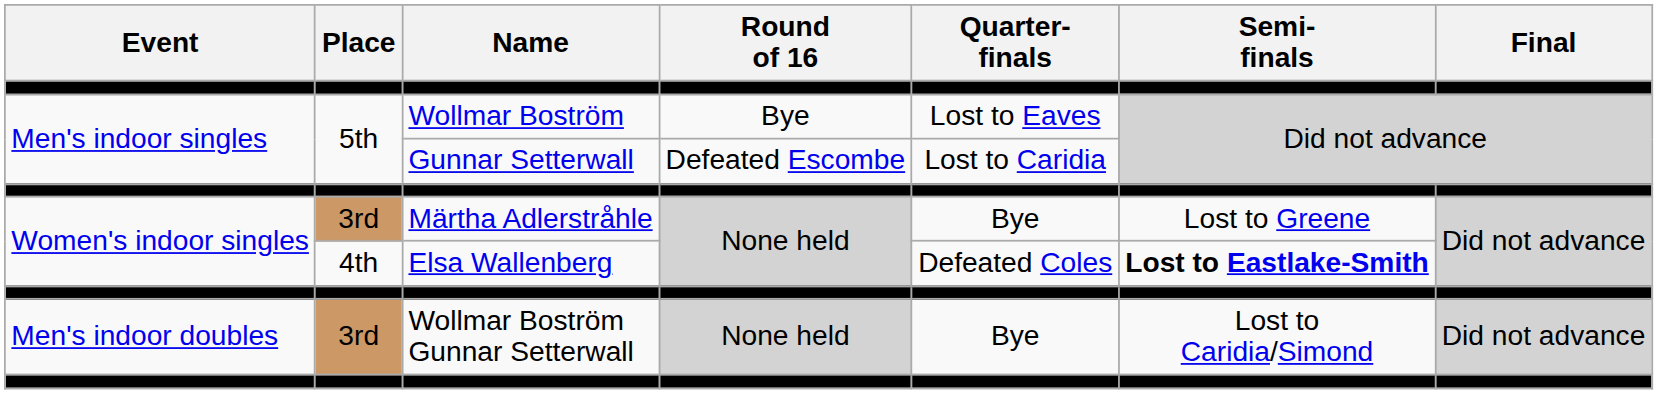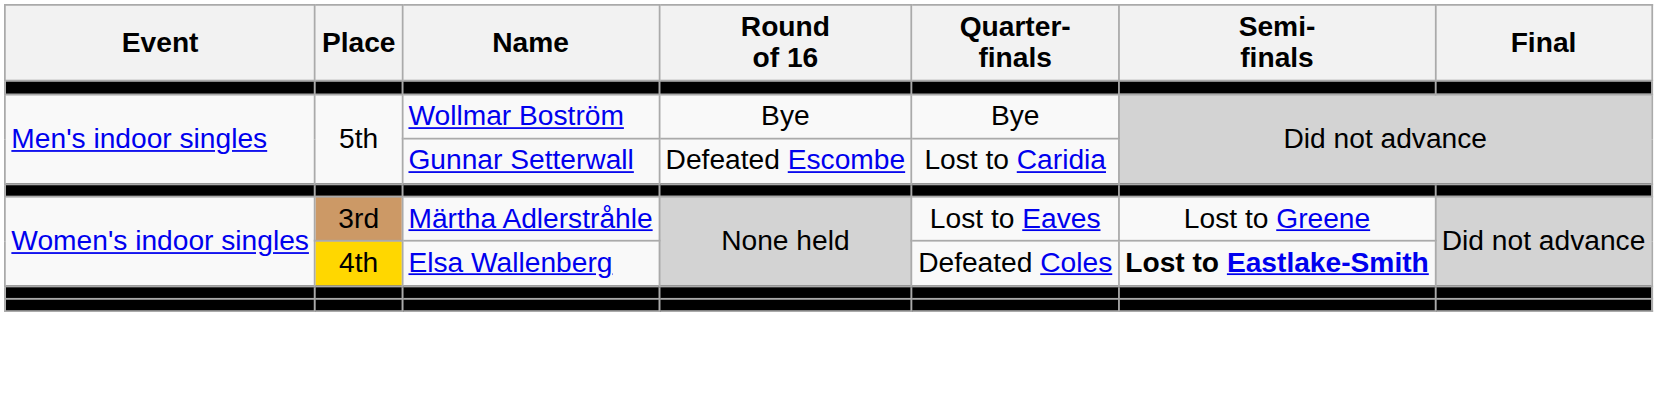(1015, 116) Lost to Eaves -> (1015, 116) Bye
(1015, 218) Bye -> (1015, 218) Lost to Eaves
(359, 263) no background -> (359, 263) gold background
- row: (145, 336)
